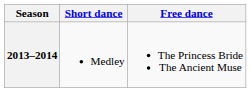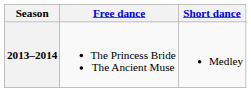columns swapped: (94, 13) <-> (186, 13)
